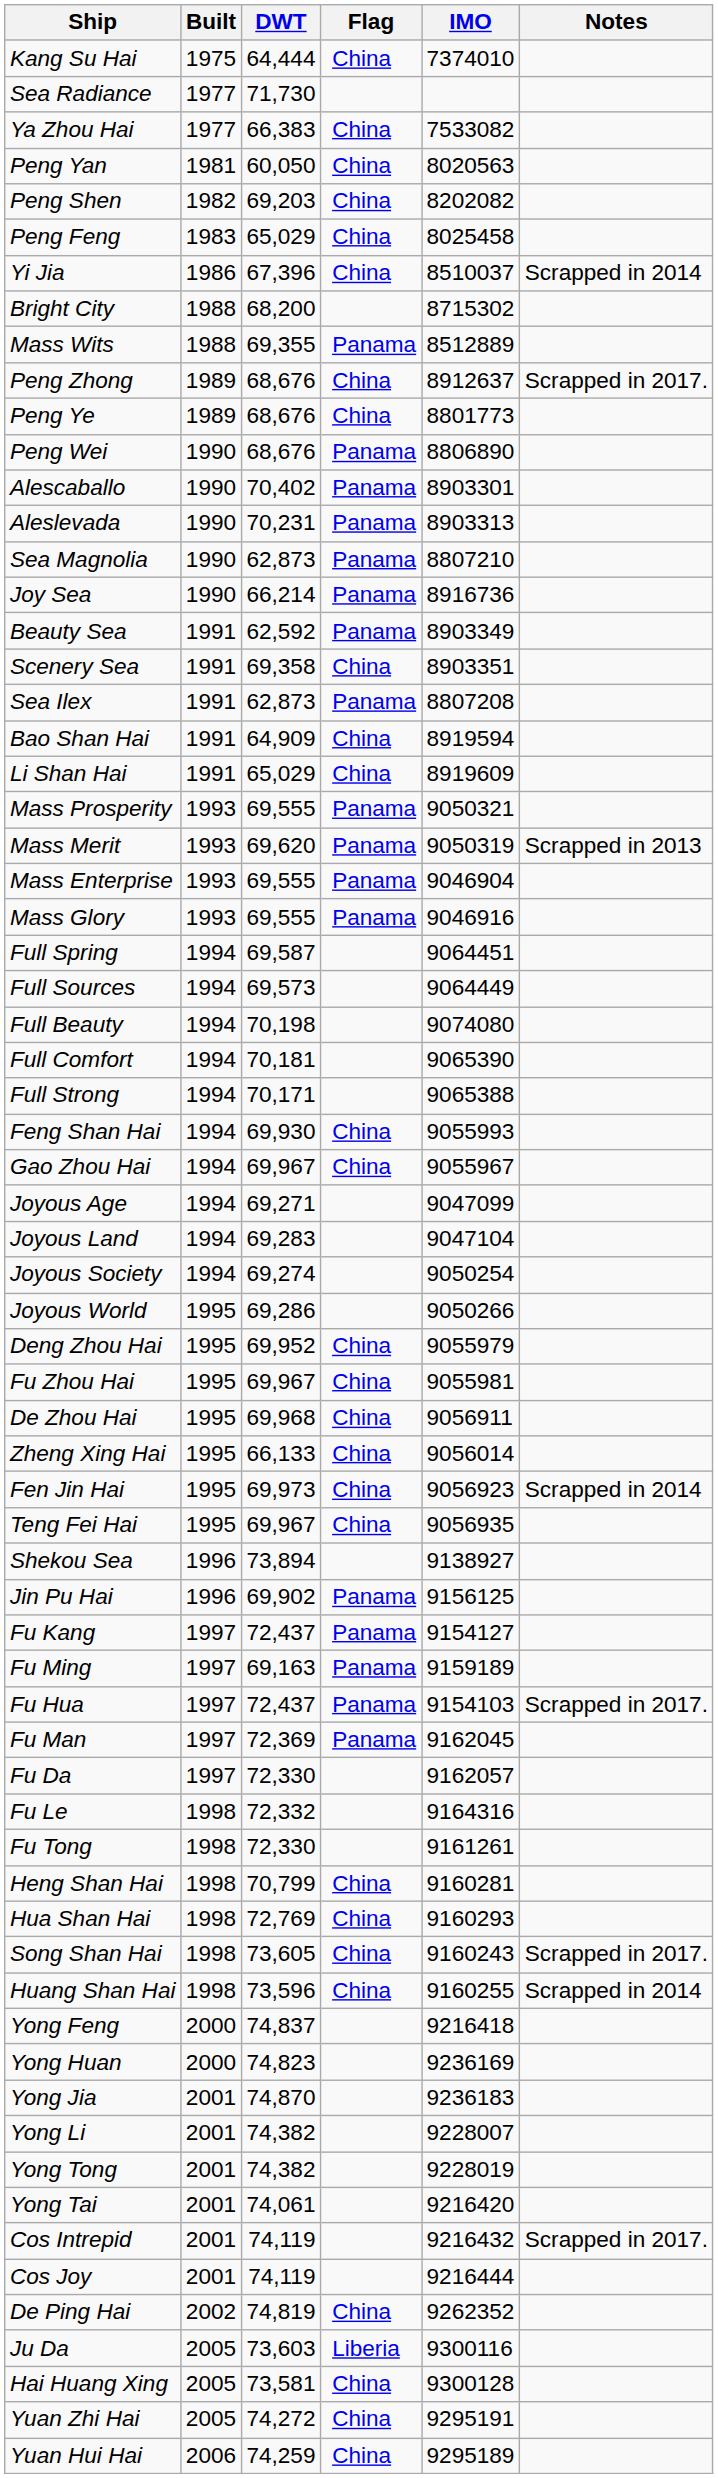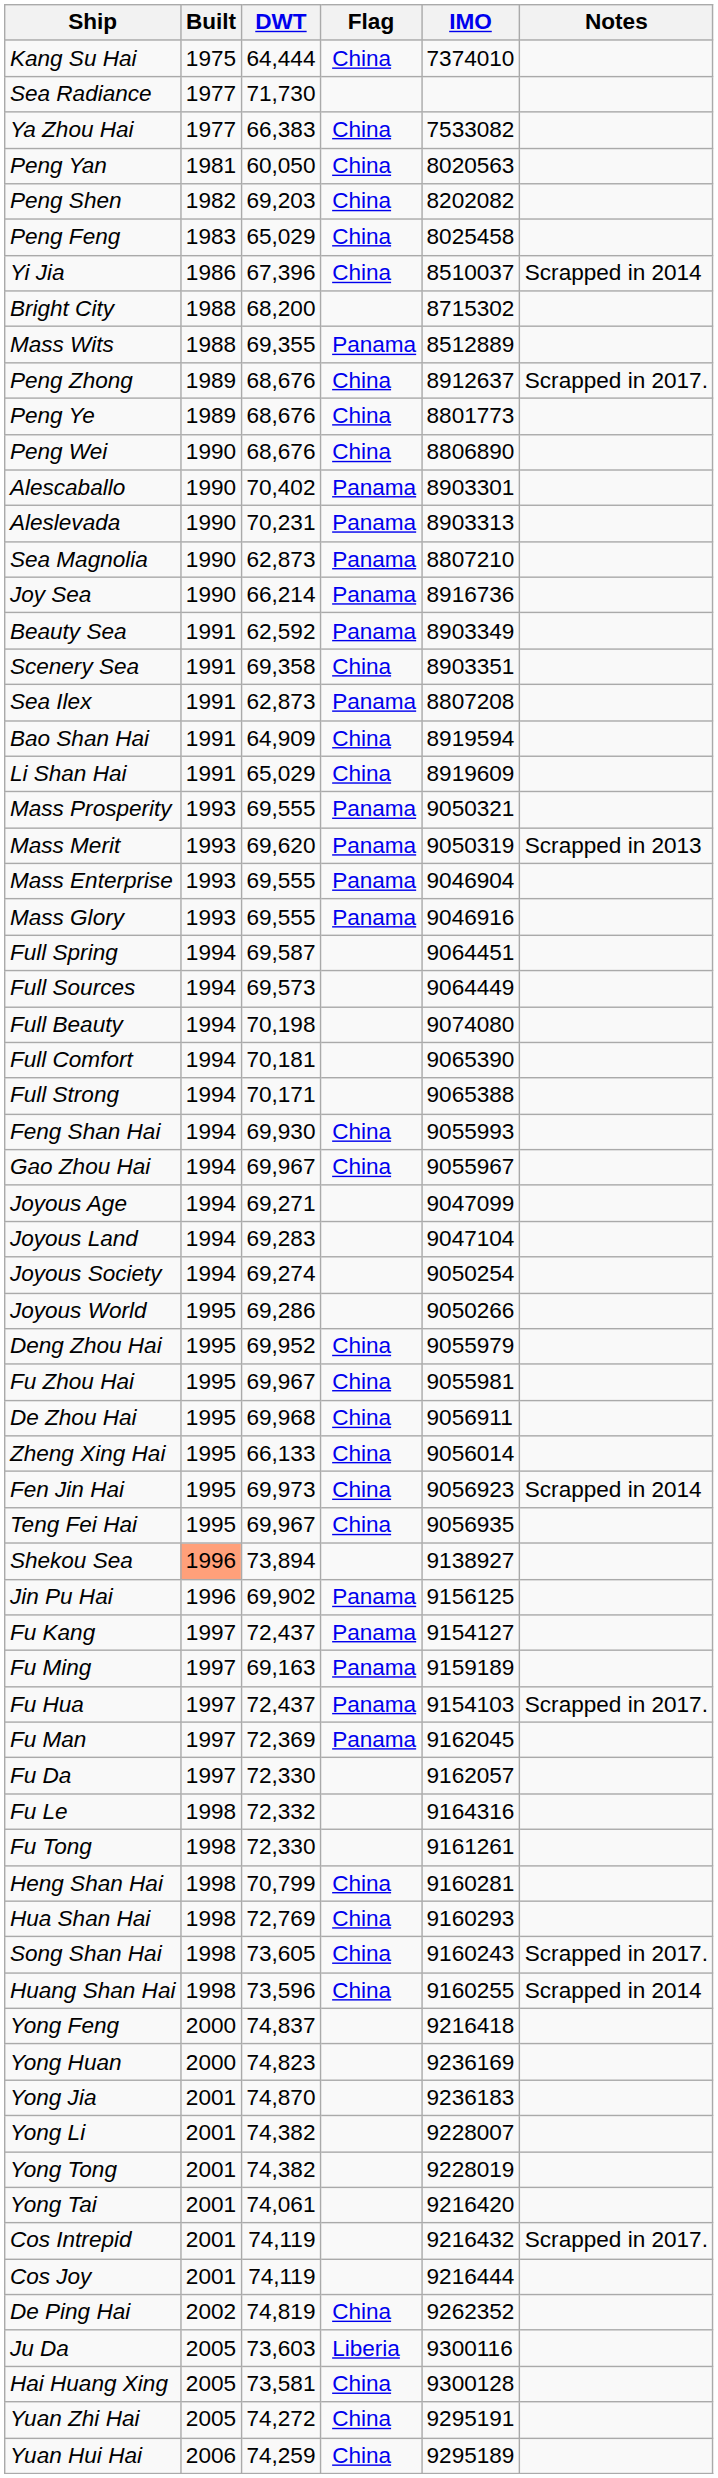(371, 451) Panama -> (358, 451) China
(211, 1560) no background -> (211, 1560) lightsalmon background
